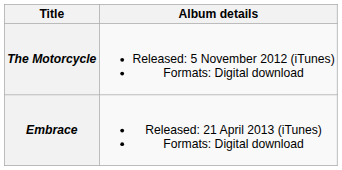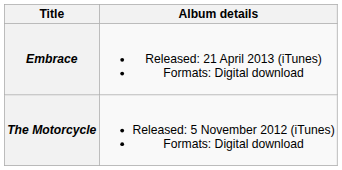rows swapped: (52, 59) <-> (52, 130)
